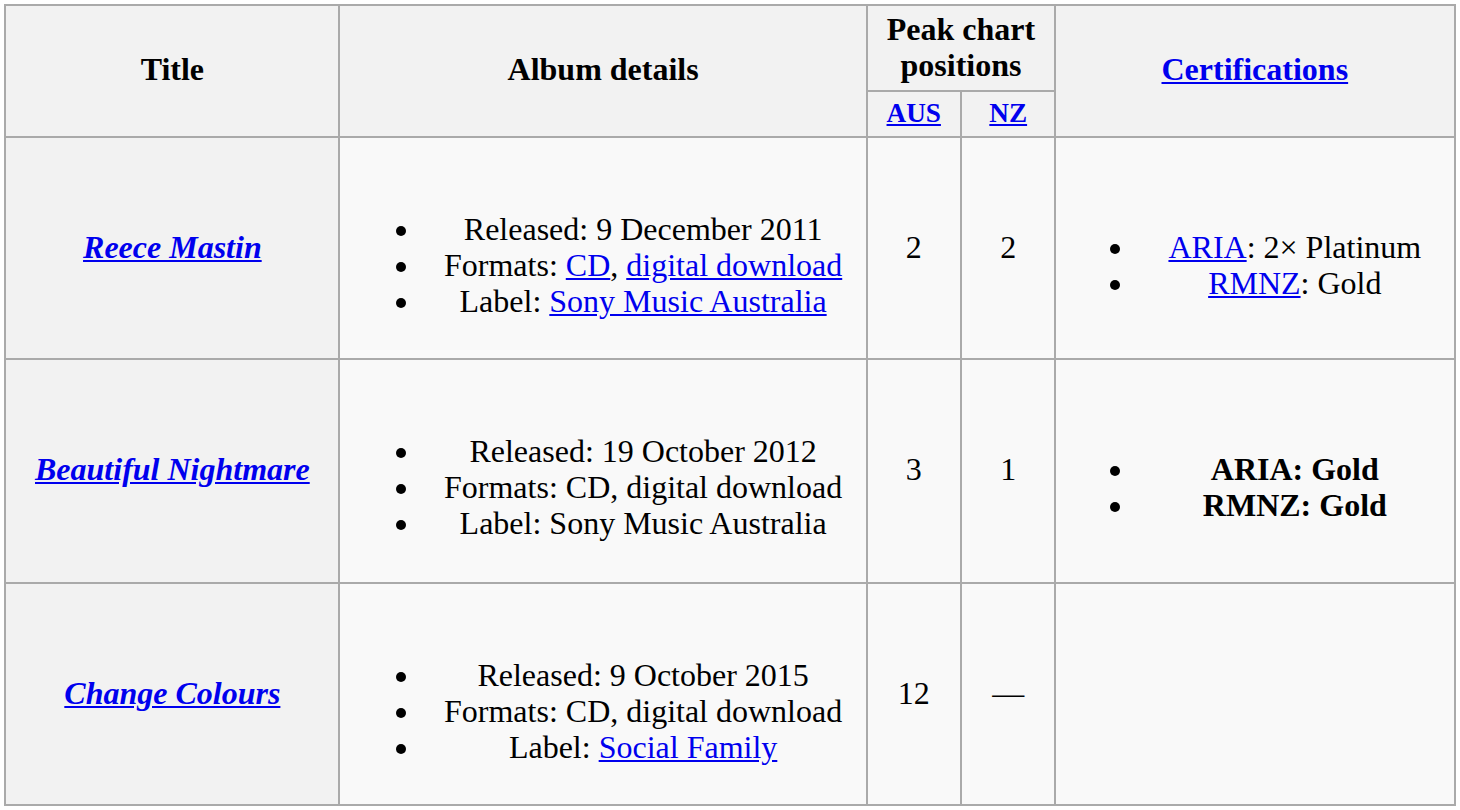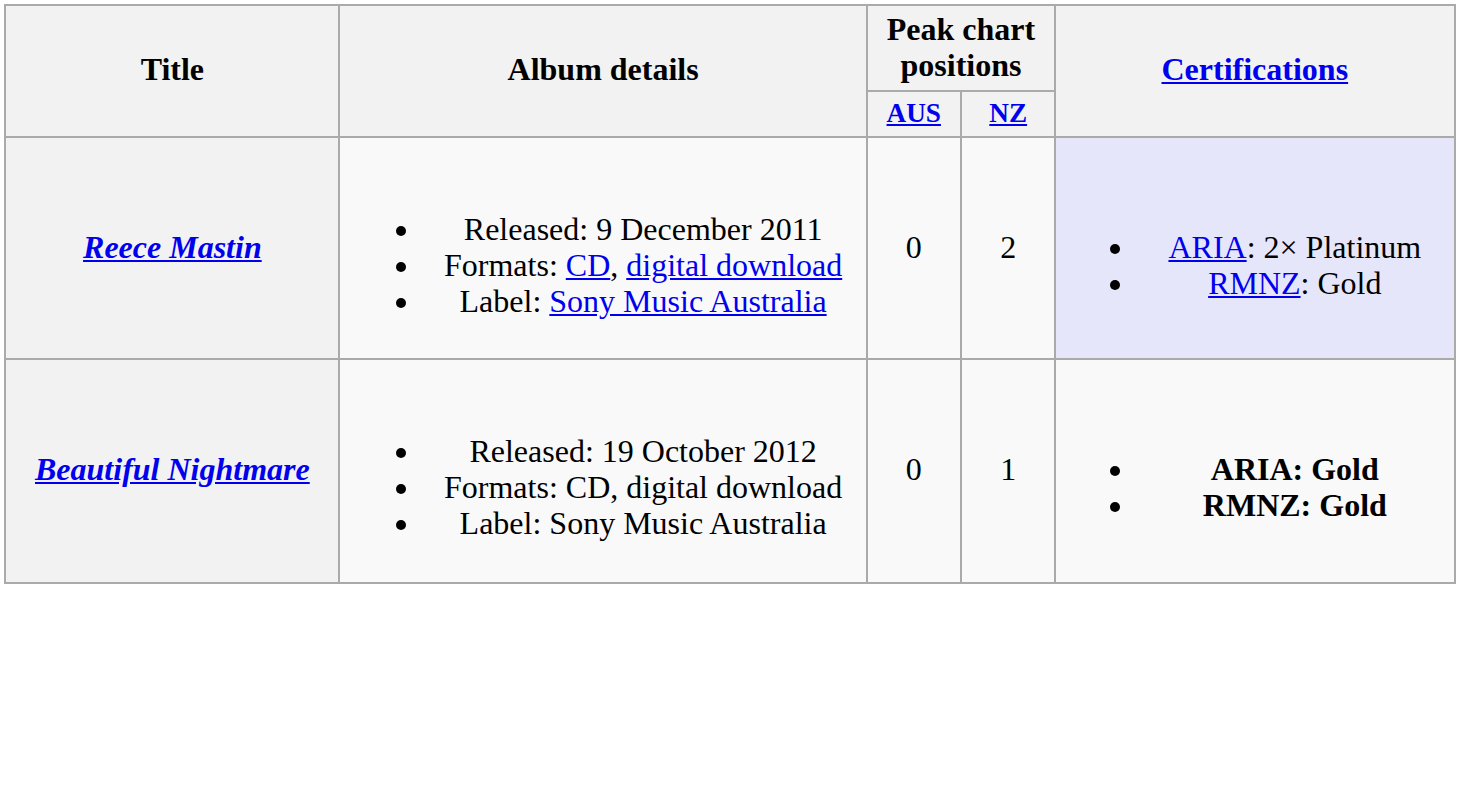(914, 247) 2 -> (914, 247) 0
(1255, 266) no background -> (1255, 266) lavender background
(914, 470) 3 -> (914, 470) 0
- row: (172, 692)
